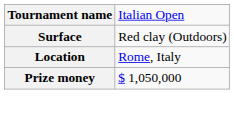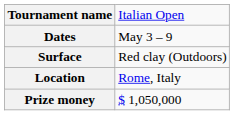+ row: (60, 36)
